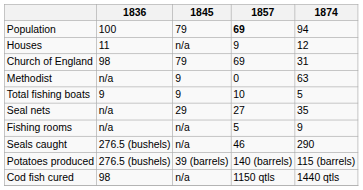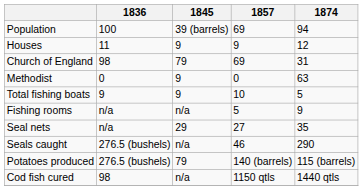(181, 29) 79 -> (202, 29) 39 (barrels)
(239, 29) bold -> (239, 29) normal
(183, 45) n/a -> (178, 45) 9
(106, 78) n/a -> (102, 78) 0
rows swapped: (39, 128) <-> (28, 111)
(202, 161) 39 (barrels) -> (181, 161) 79
